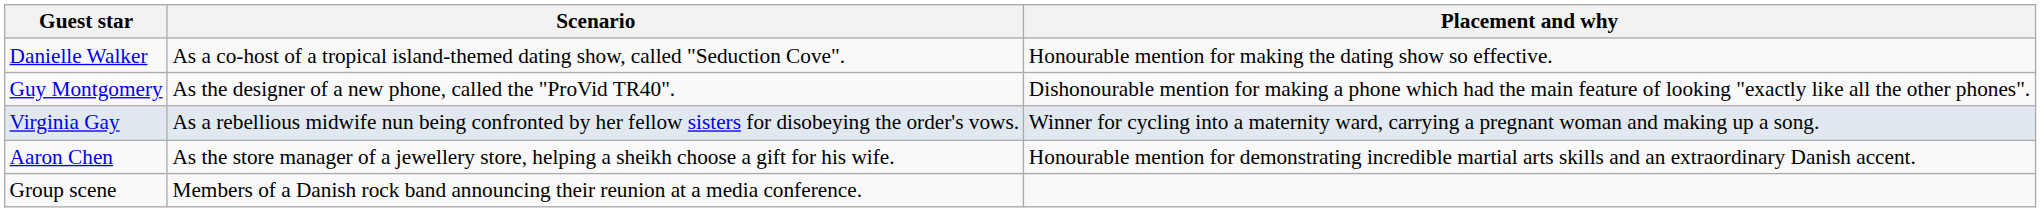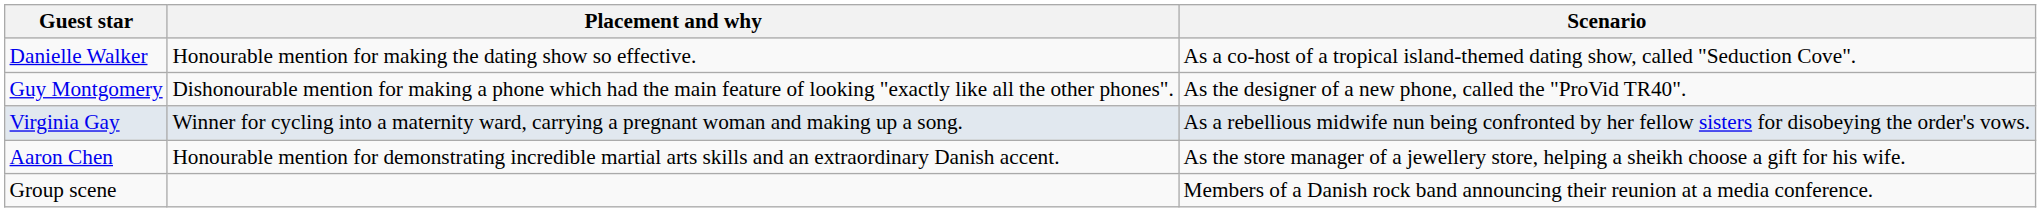columns swapped: (596, 21) <-> (1530, 21)
